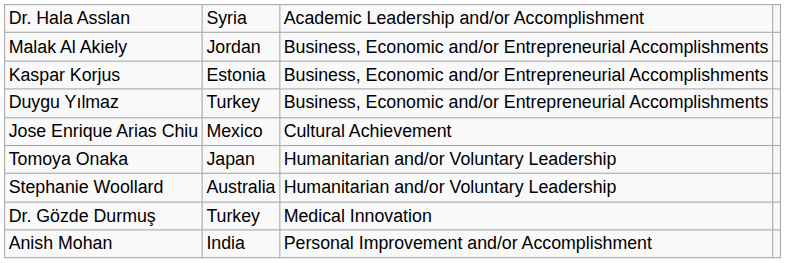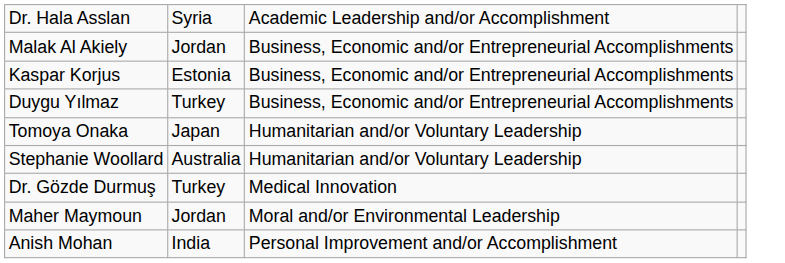- row: (103, 131)
+ row: (75, 215)
